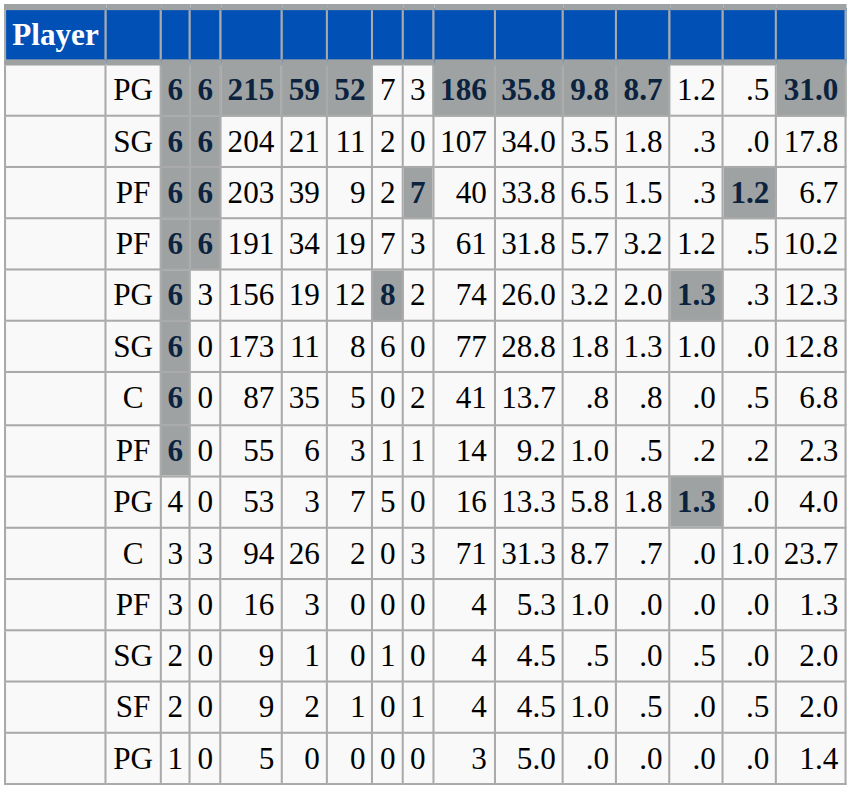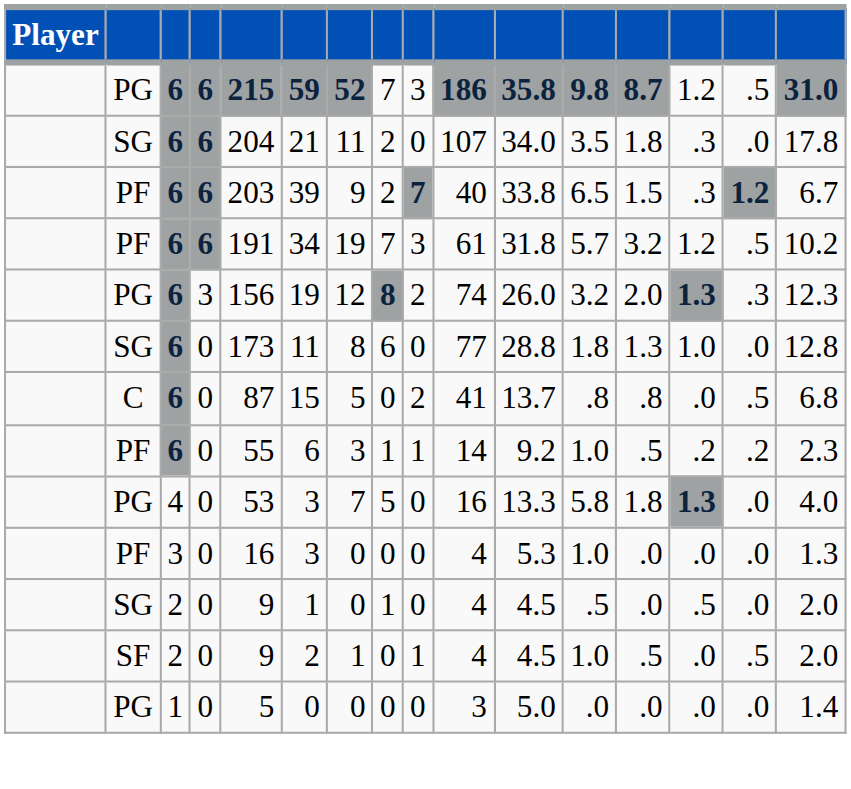(304, 398) 35 -> (304, 398) 15
- row: (133, 552)
